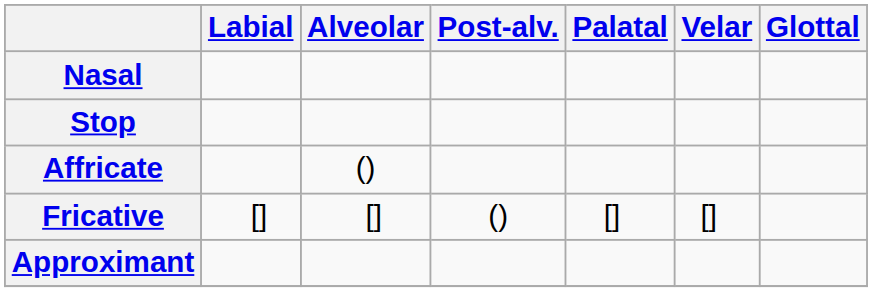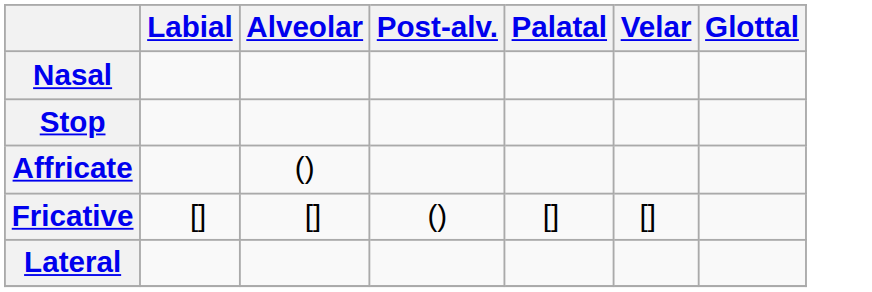- row: (103, 262)
+ row: (73, 262)
